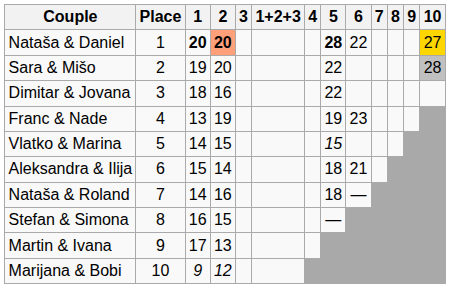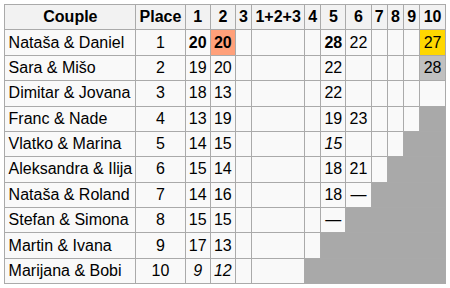(223, 93) 16 -> (223, 93) 13
(198, 220) 16 -> (198, 220) 15
